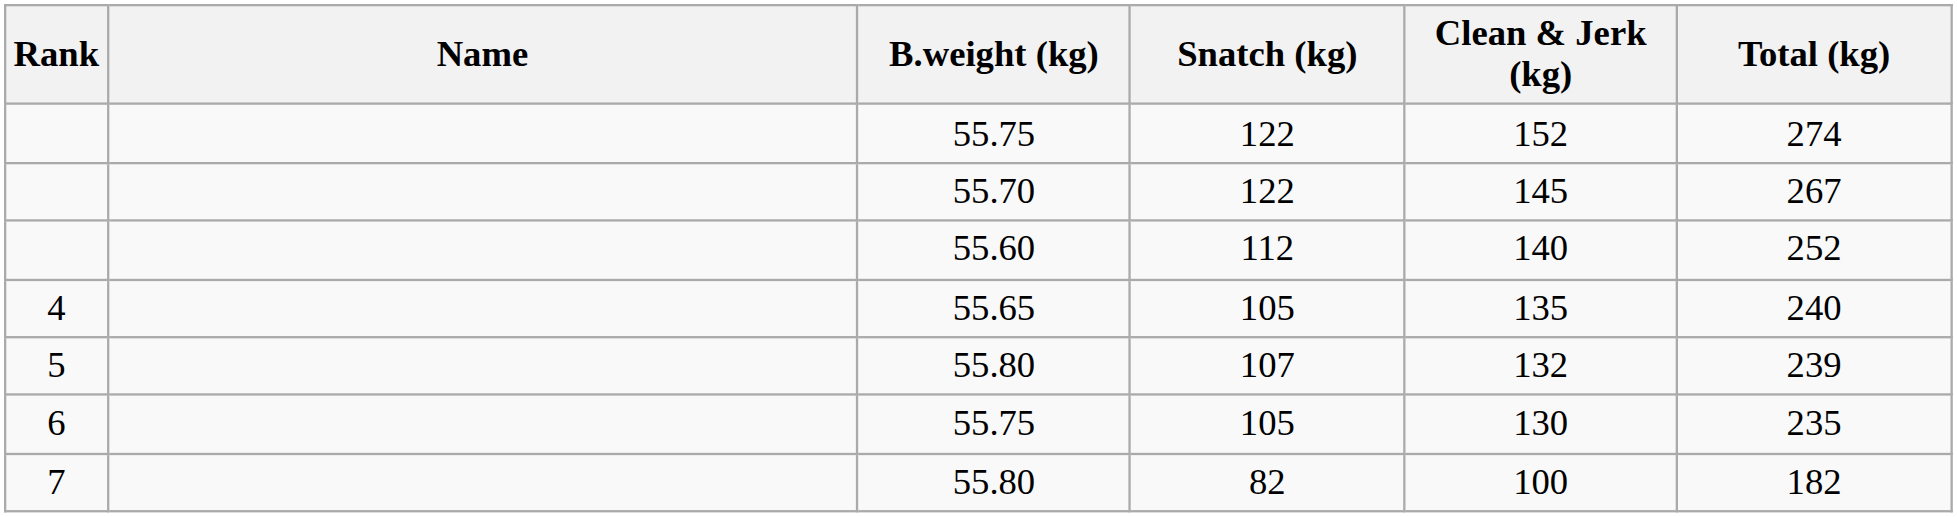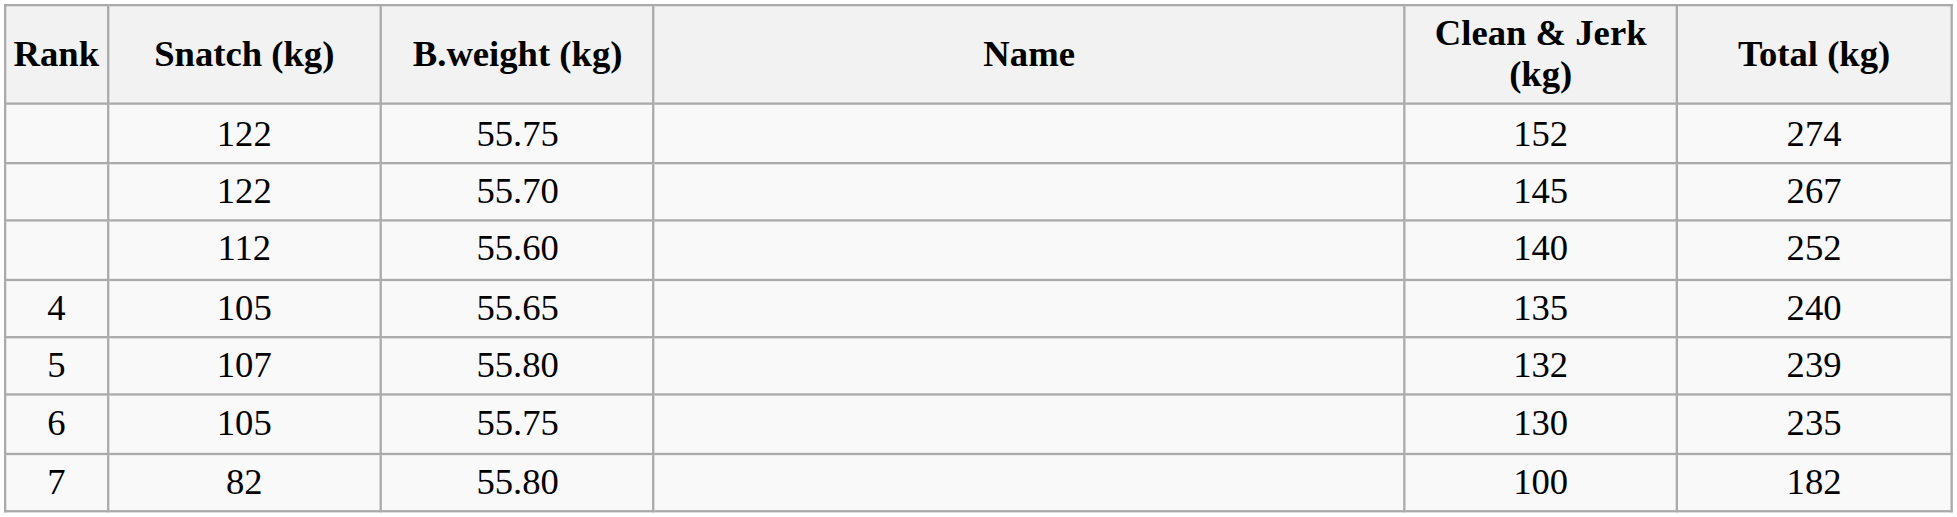columns swapped: (482, 54) <-> (1267, 54)
